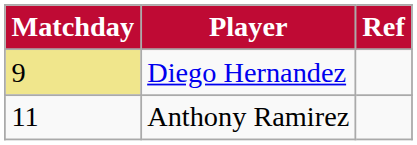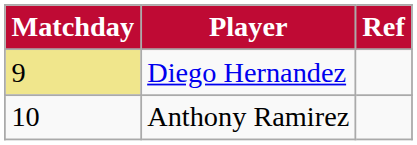(25, 116) 11 -> (26, 116) 10
